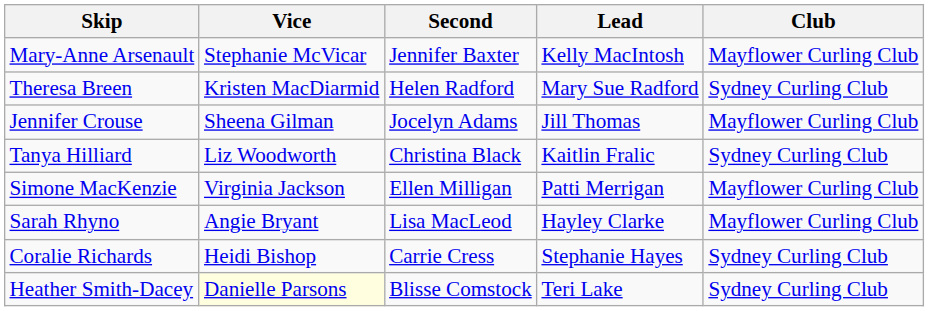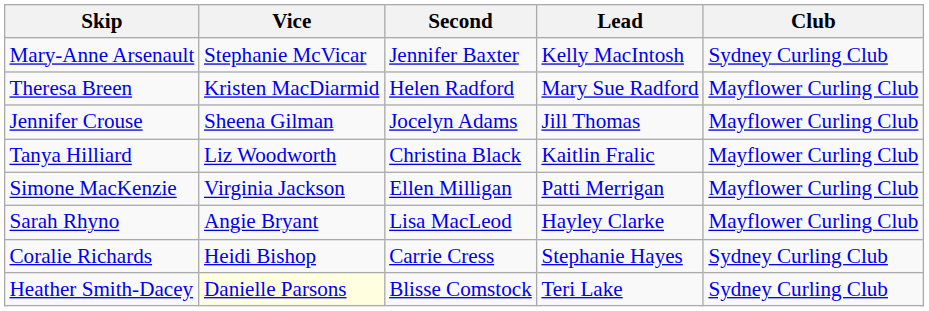(813, 54) Mayflower Curling Club -> (798, 54) Sydney Curling Club
(798, 88) Sydney Curling Club -> (813, 88) Mayflower Curling Club
(798, 155) Sydney Curling Club -> (813, 155) Mayflower Curling Club
